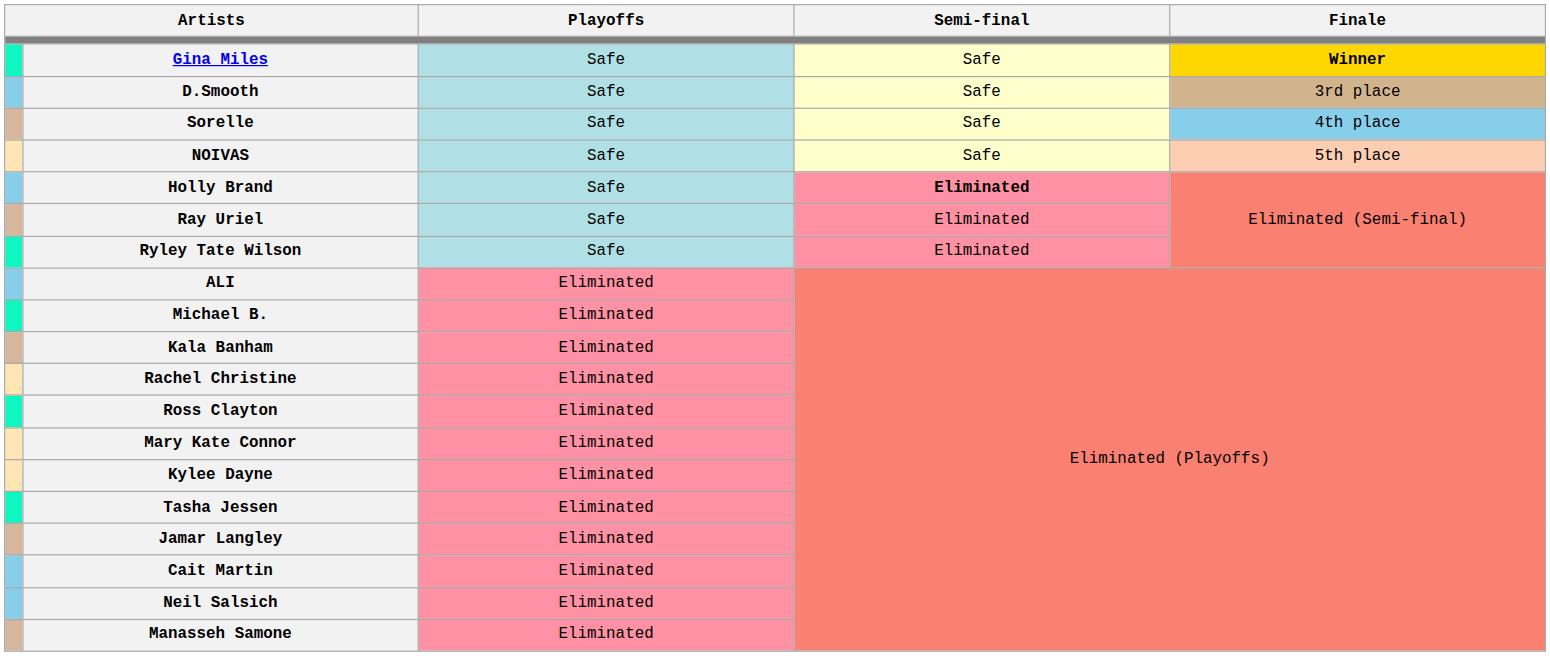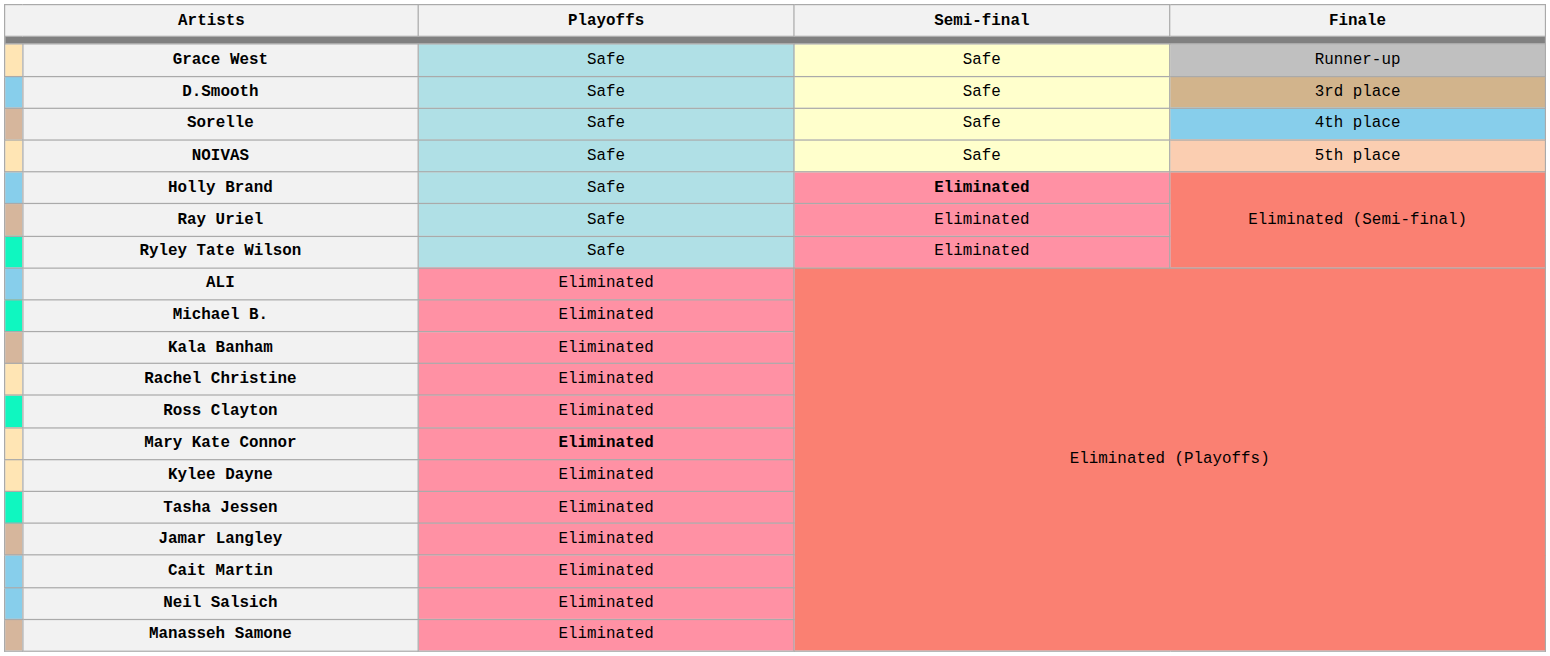- row: (220, 59)
+ row: (220, 59)
(606, 443) normal -> (606, 443) bold
